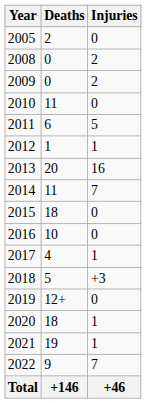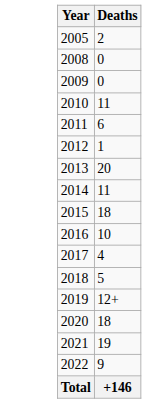- column: (114, 16)
